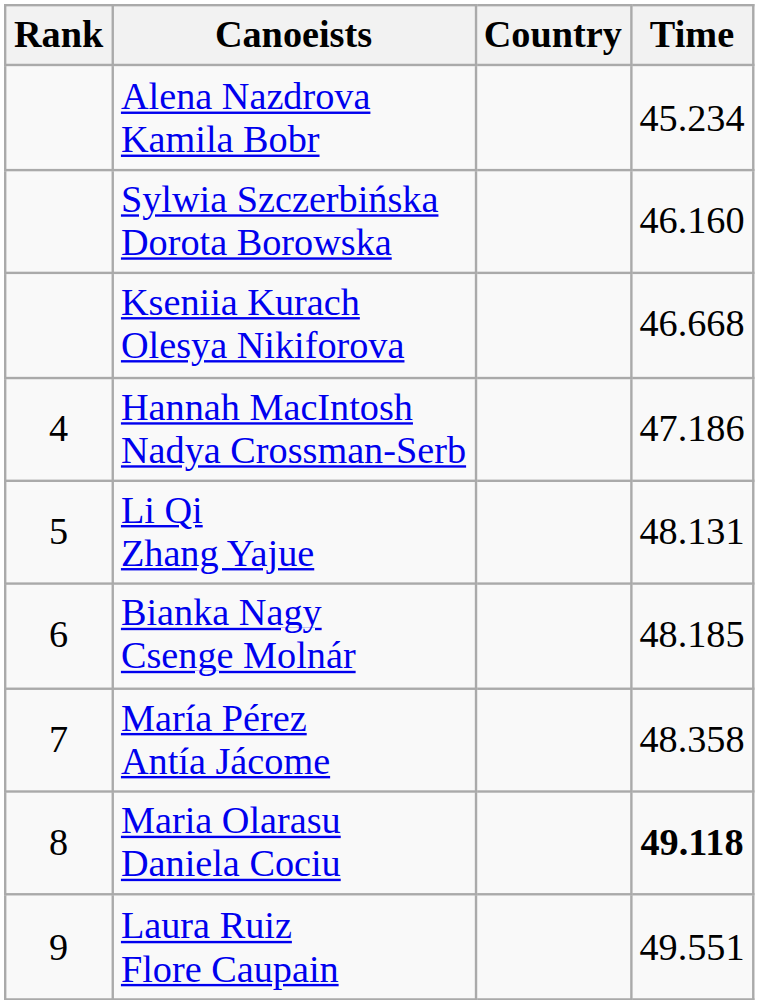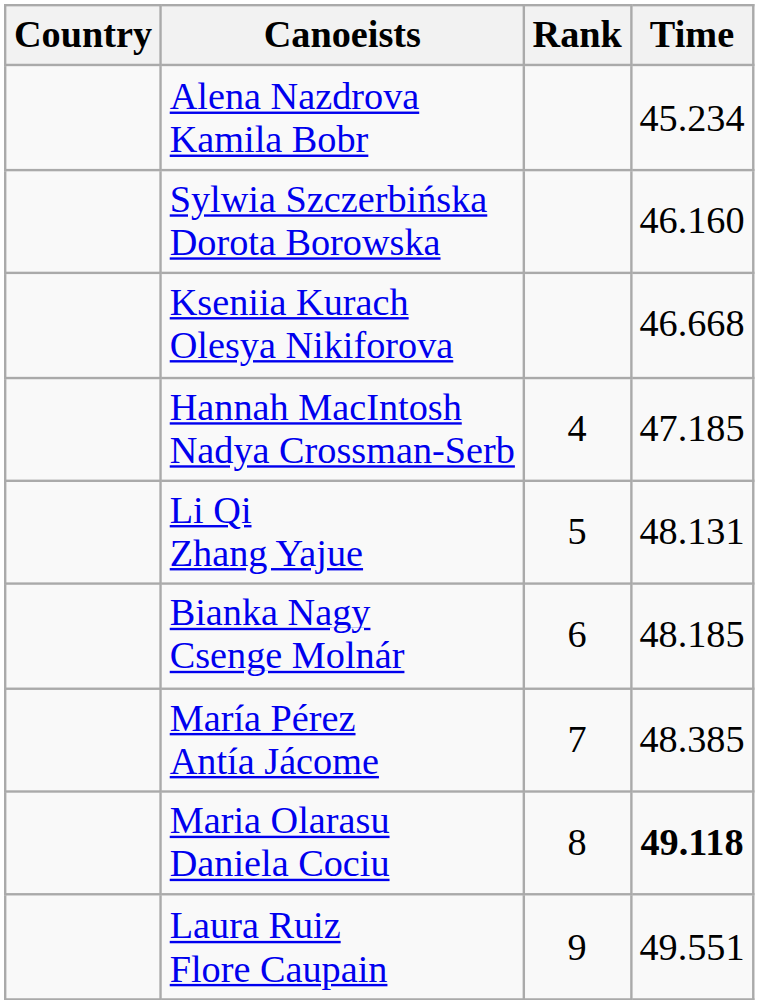columns swapped: (59, 34) <-> (553, 34)
(692, 427) 47.186 -> (692, 427) 47.185
(692, 738) 48.358 -> (692, 738) 48.385
